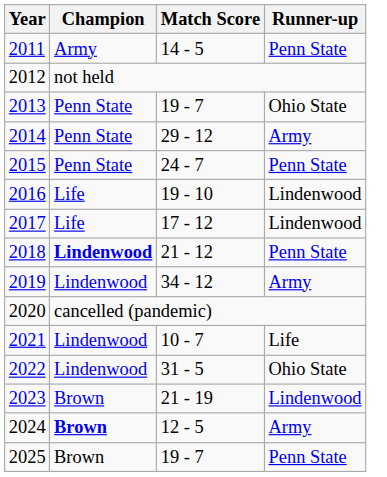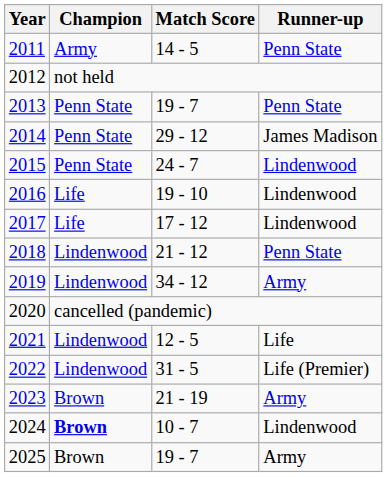(308, 106) Ohio State -> (302, 106) Penn State
(290, 135) Army -> (320, 135) James Madison
(308, 164) Penn State -> (310, 164) Lindenwood
(103, 252) bold -> (101, 252) normal
(182, 340) 10 - 7 -> (177, 340) 12 - 5
(308, 369) Ohio State -> (316, 369) Life (Premier)
(315, 398) Lindenwood -> (285, 398) Army
(182, 427) 12 - 5 -> (177, 427) 10 - 7
(290, 427) Army -> (310, 427) Lindenwood
(308, 456) Penn State -> (285, 456) Army
